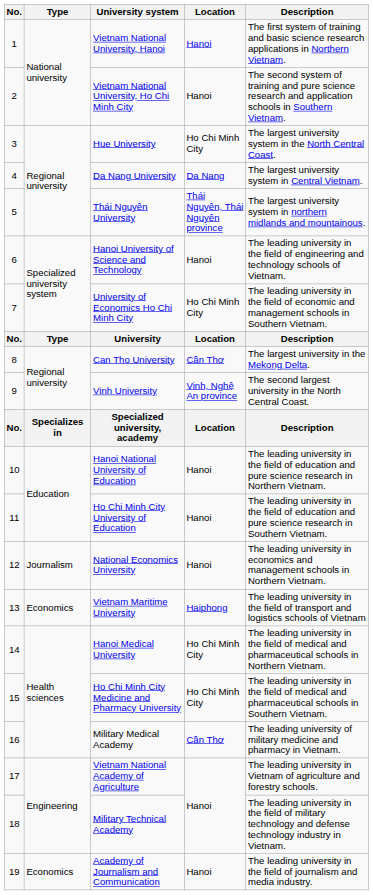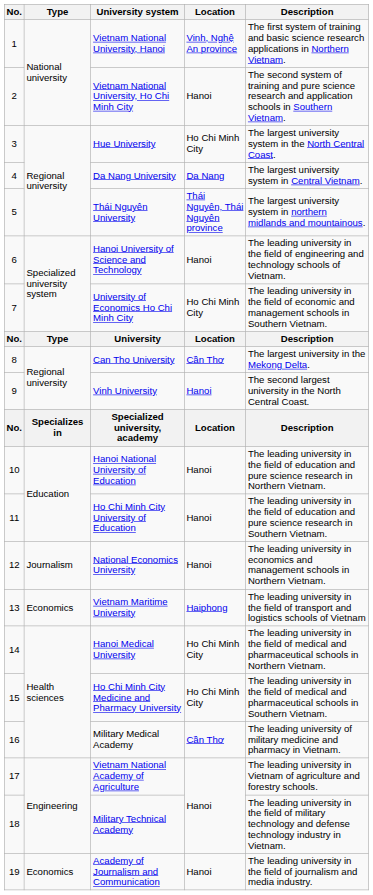(199, 43) Hanoi -> (212, 43) Vinh, Nghệ An province
(212, 391) Vinh, Nghệ An province -> (199, 391) Hanoi
